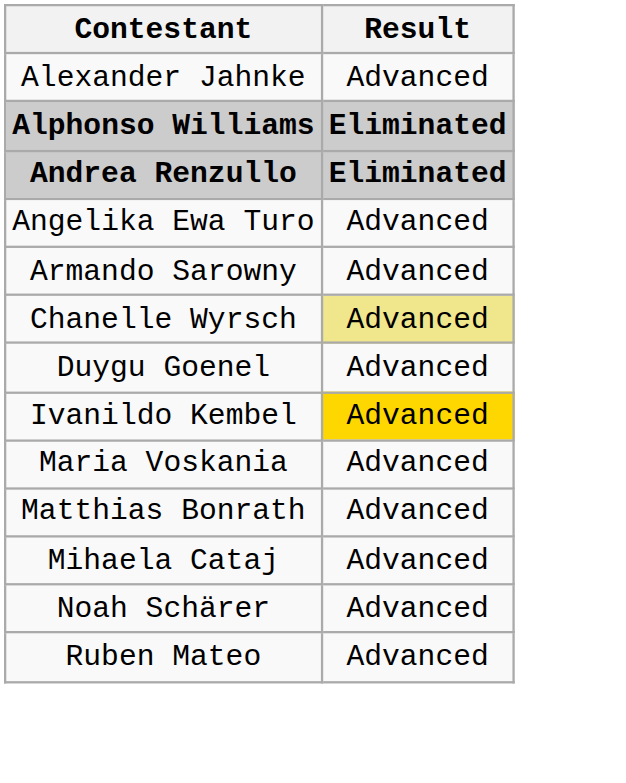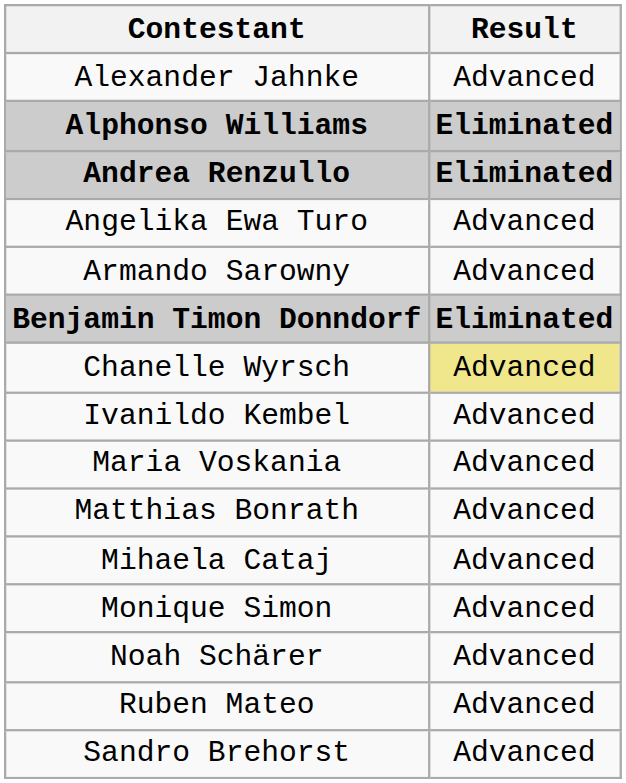+ row: (217, 319)
- row: (163, 367)
(418, 416) gold background -> (524, 416) no background
+ row: (217, 609)
+ row: (217, 754)
